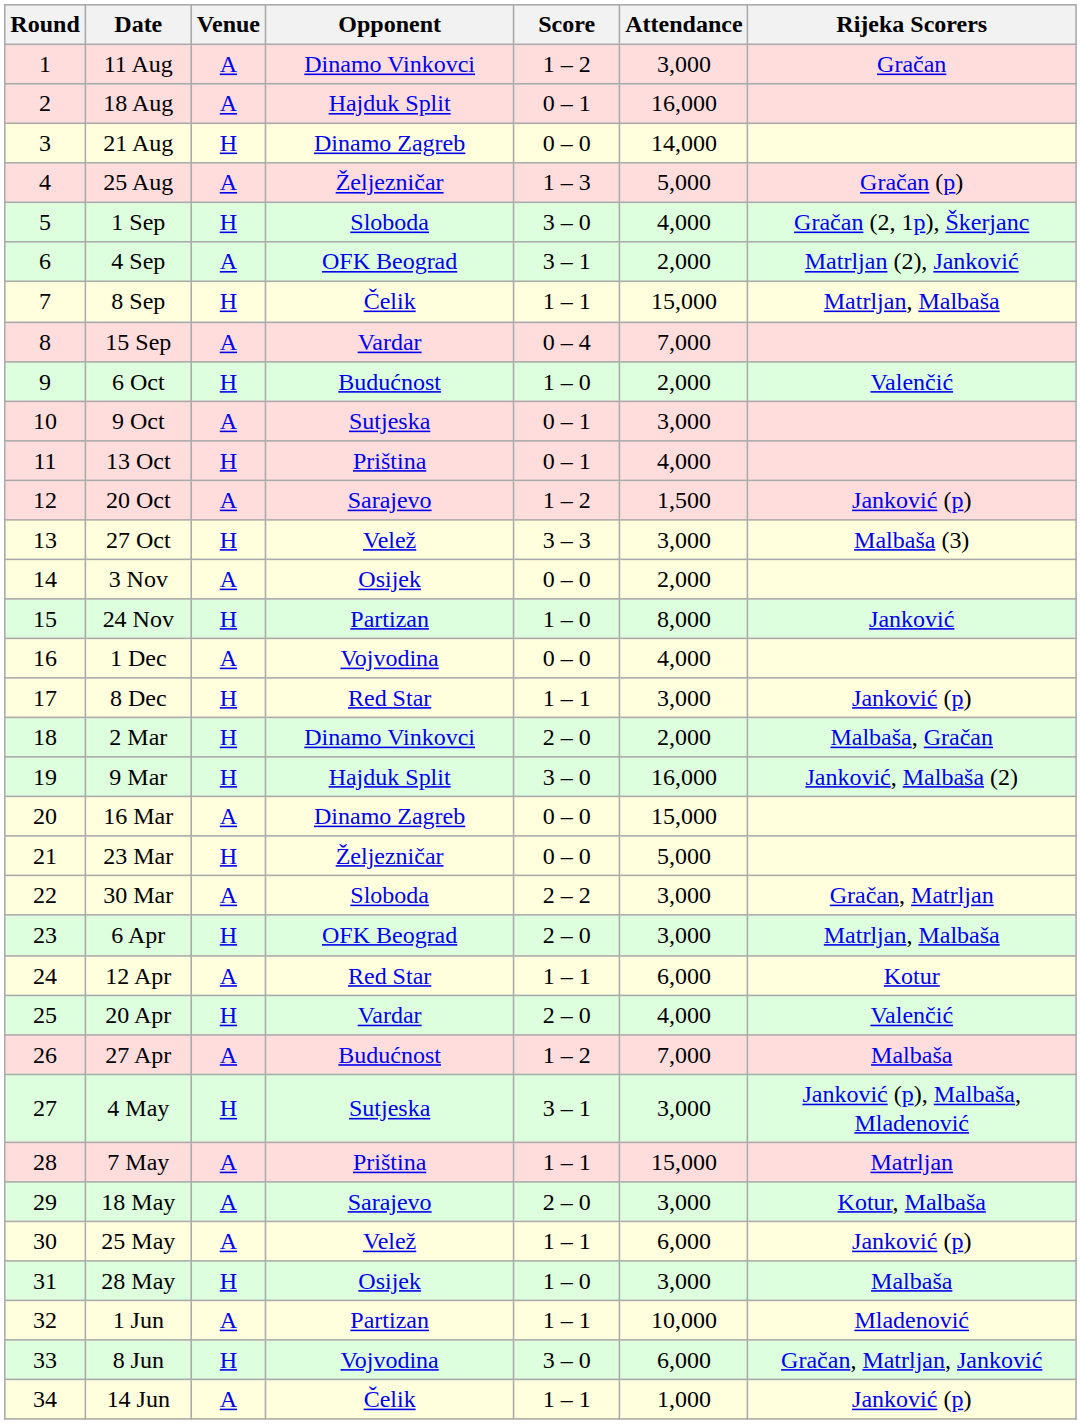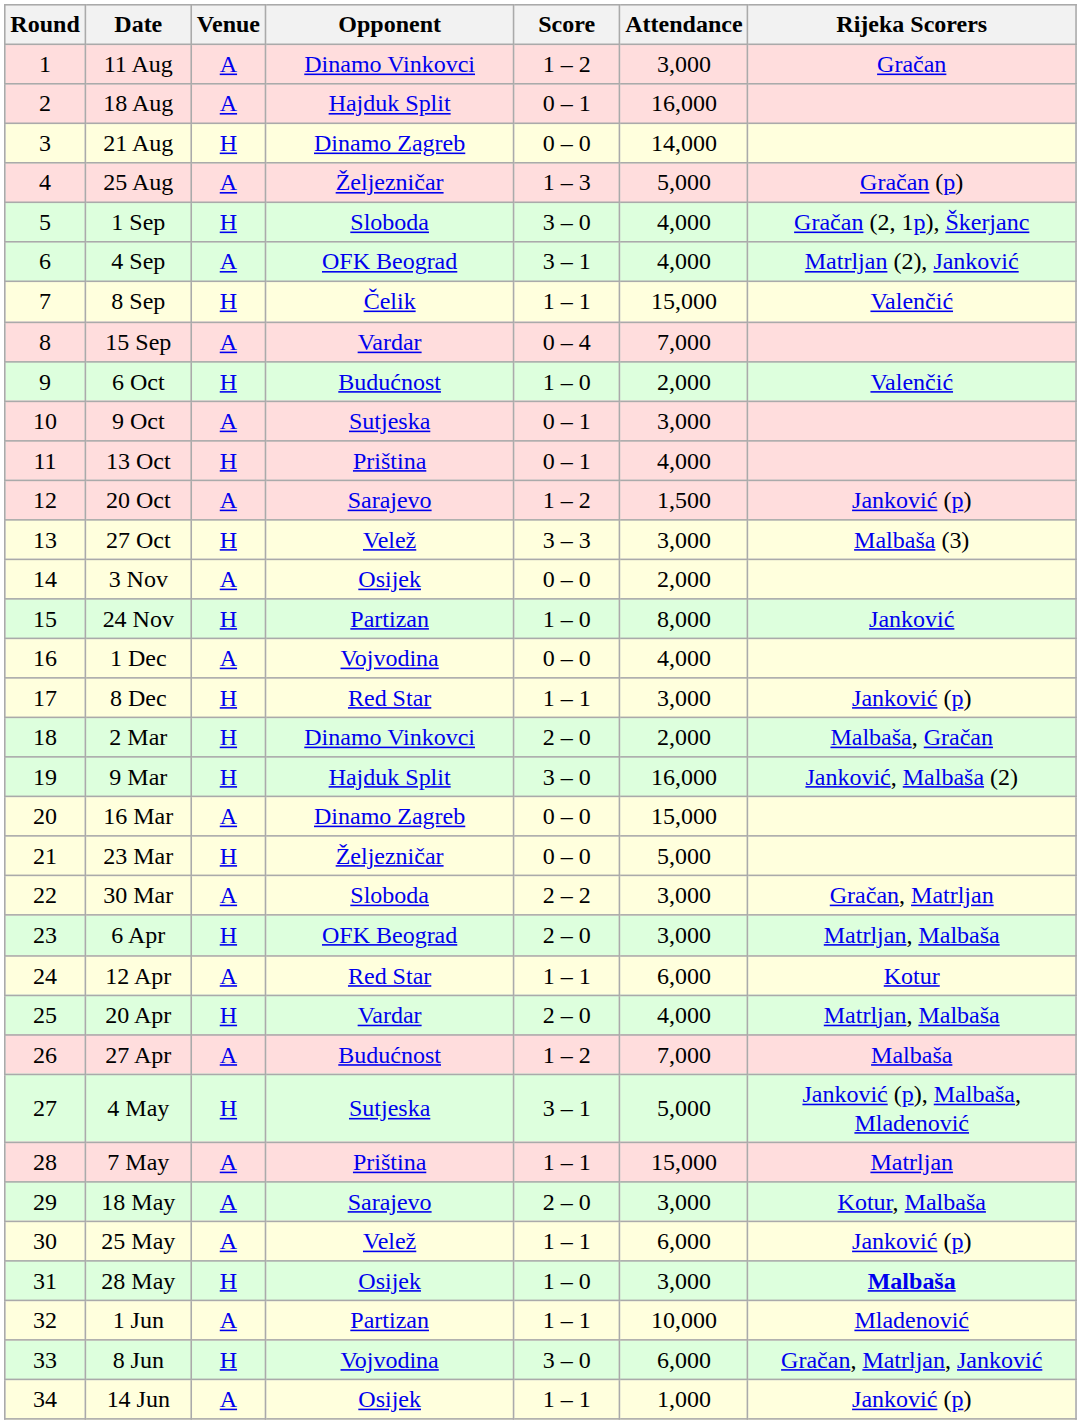(684, 262) 2,000 -> (684, 262) 4,000
(912, 301) Matrljan, Malbaša -> (912, 301) Valenčić
(912, 1014) Valenčić -> (912, 1014) Matrljan, Malbaša
(684, 1107) 3,000 -> (684, 1107) 5,000
(912, 1280) normal -> (912, 1280) bold
(390, 1399) Čelik -> (390, 1399) Osijek
